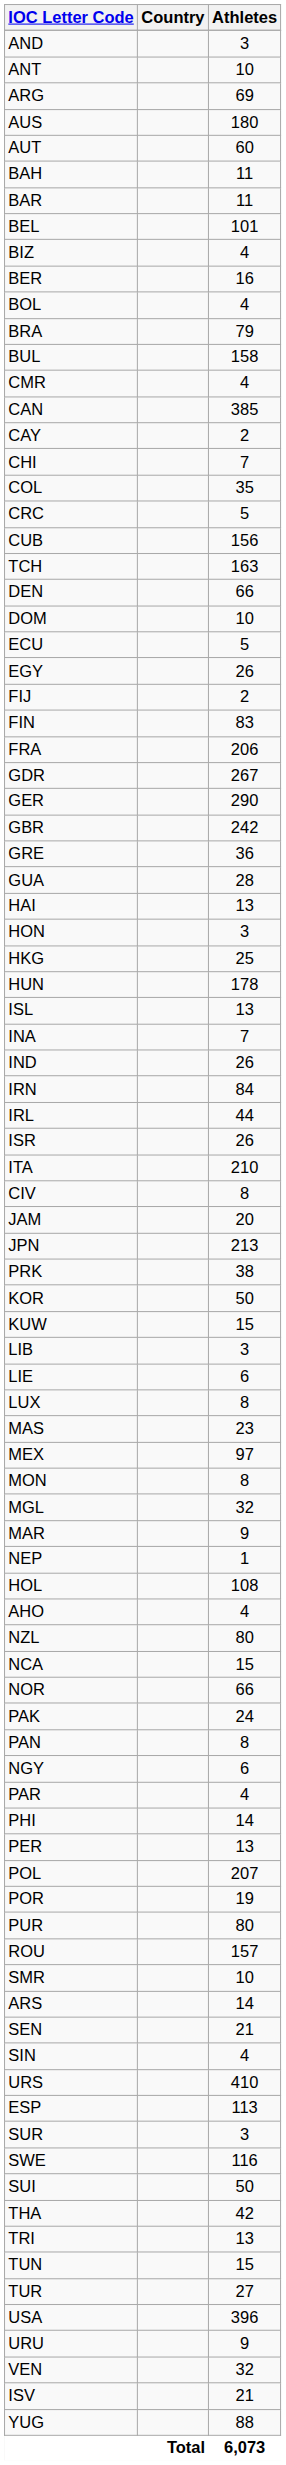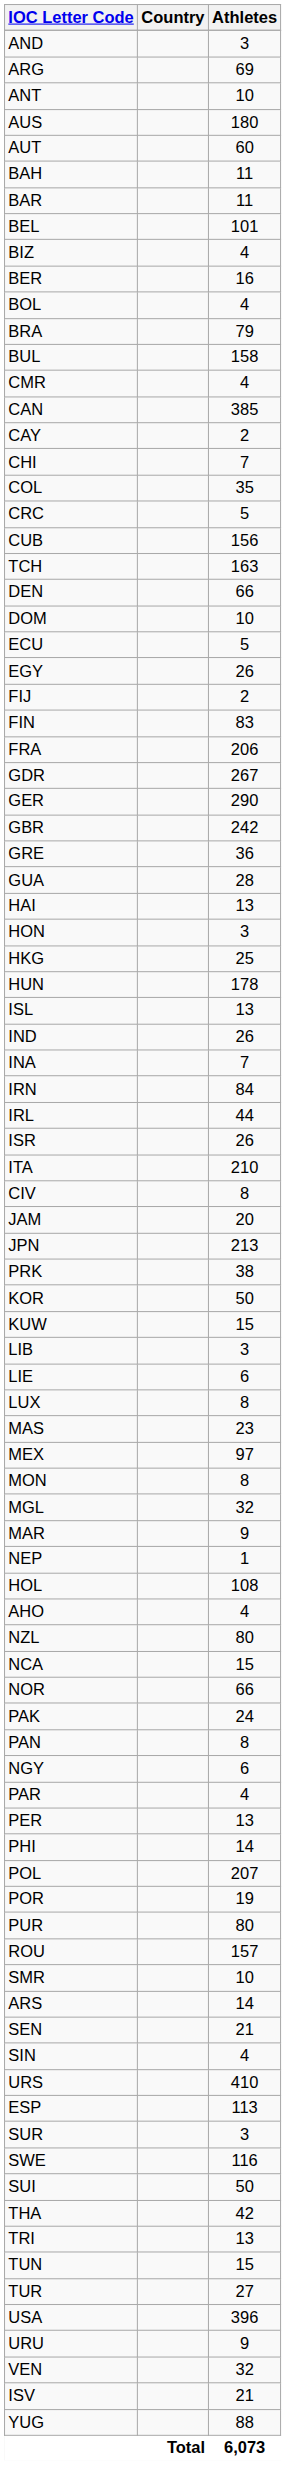rows swapped: (25, 69) <-> (26, 95)
rows swapped: (23, 1063) <-> (22, 1036)
rows swapped: (25, 1847) <-> (22, 1820)
